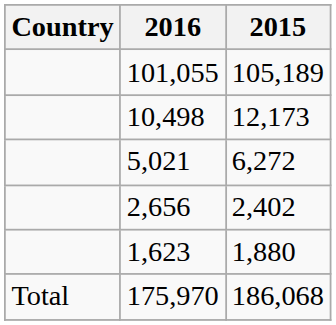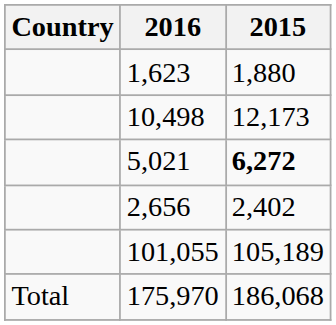rows swapped: (173, 71) <-> (159, 251)
(264, 161) normal -> (264, 161) bold
